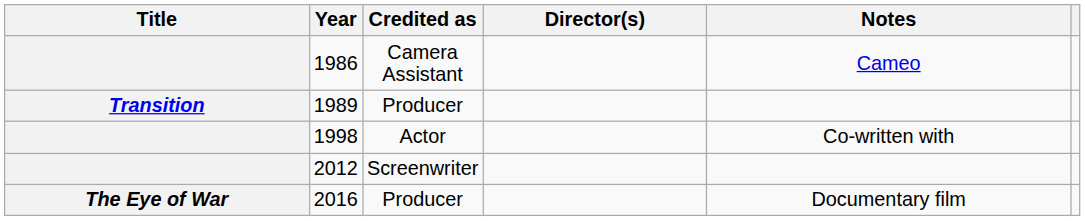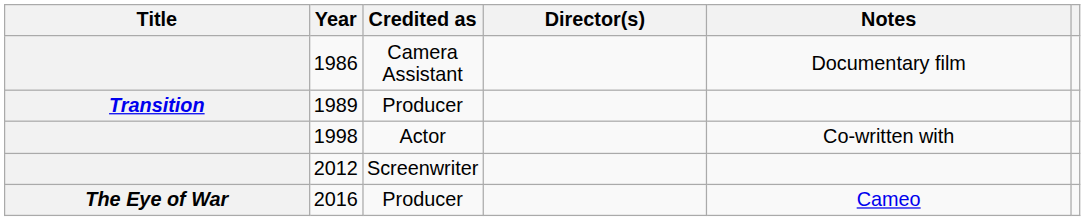(889, 62) Cameo -> (889, 62) Documentary film
(889, 199) Documentary film -> (889, 199) Cameo
